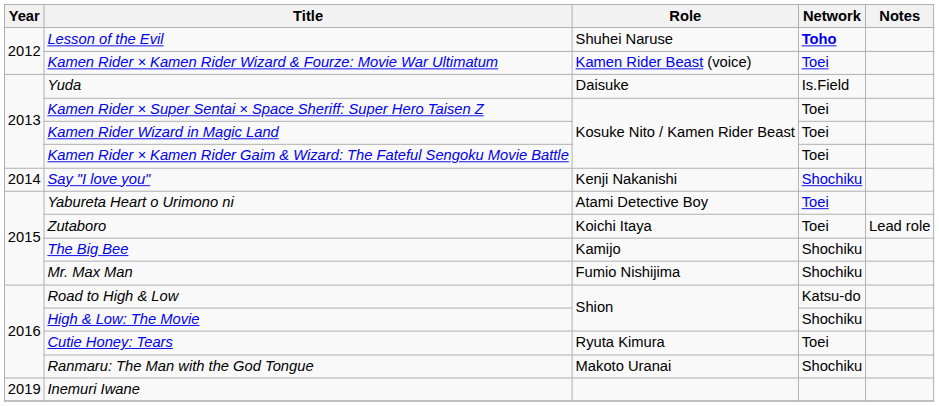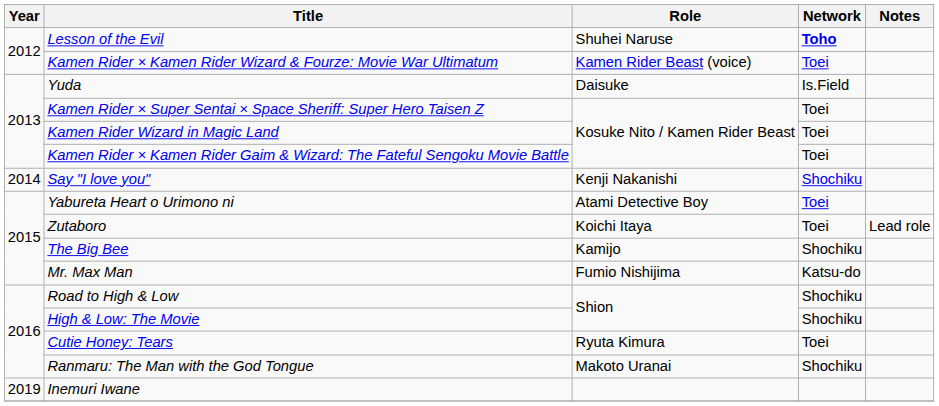(832, 272) Shochiku -> (831, 272) Katsu-do
(831, 296) Katsu-do -> (832, 296) Shochiku
